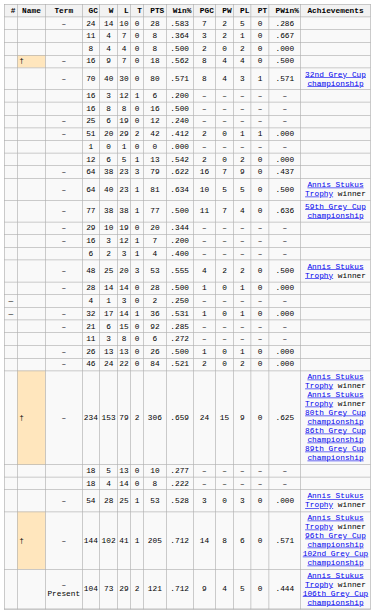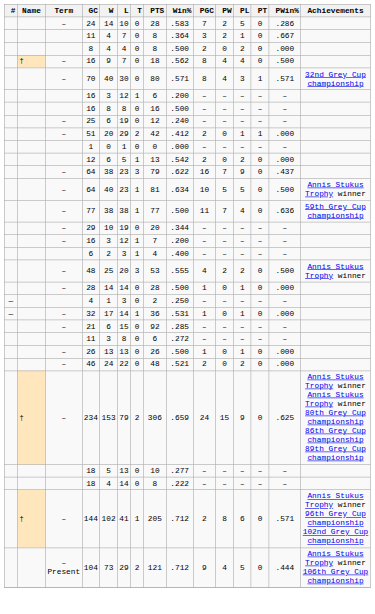(155, 364) 84 -> (155, 364) 48
- row: (64, 501)
(204, 541) 14 -> (204, 519) 2
